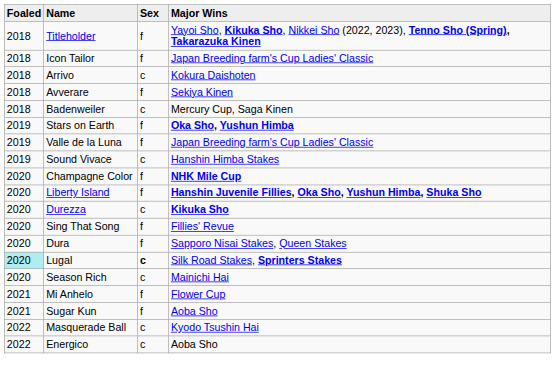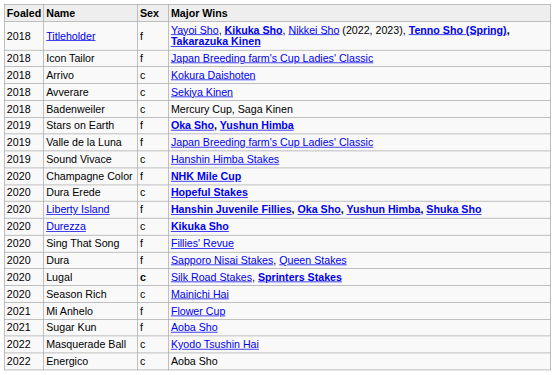(141, 92) f -> (143, 92) c
+ row: (73, 193)
(19, 261) paleturquoise background -> (19, 278) no background
